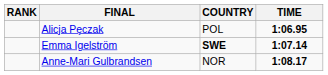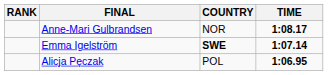rows swapped: (72, 29) <-> (97, 62)
